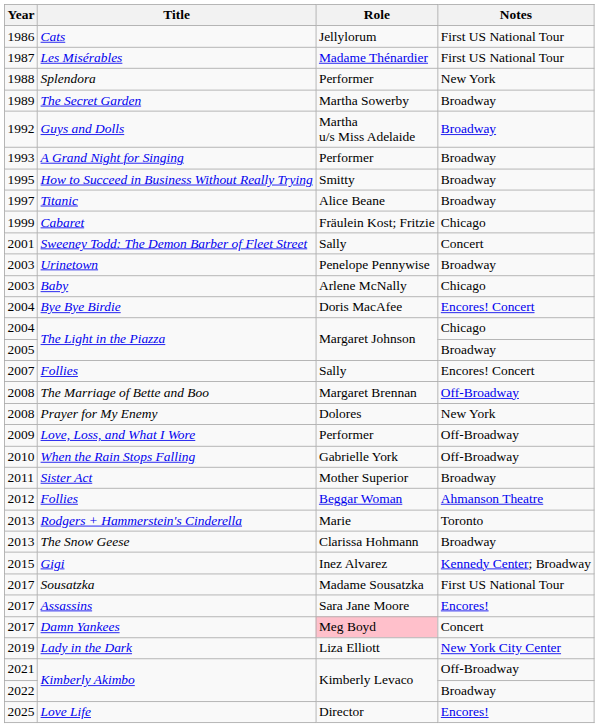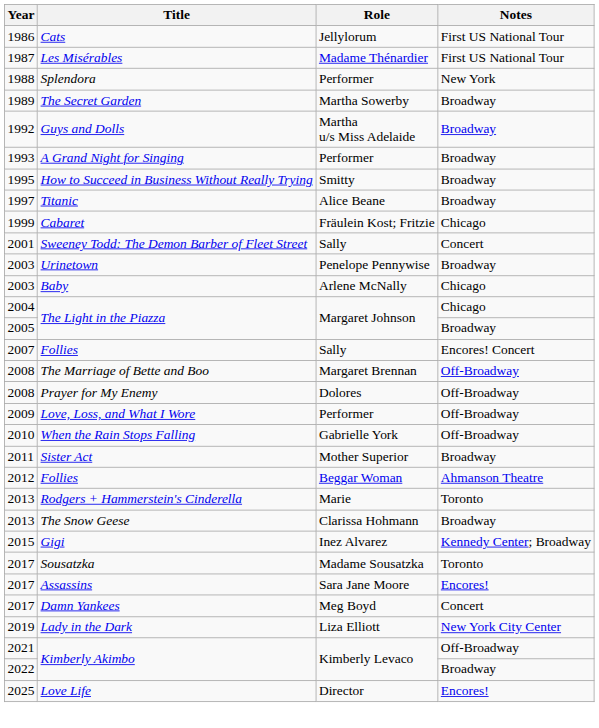- row: (21, 307)
(468, 413) New York -> (480, 392) Off-Broadway
(502, 584) First US National Tour -> (462, 563) Toronto
(347, 627) pink background -> (347, 605) no background
